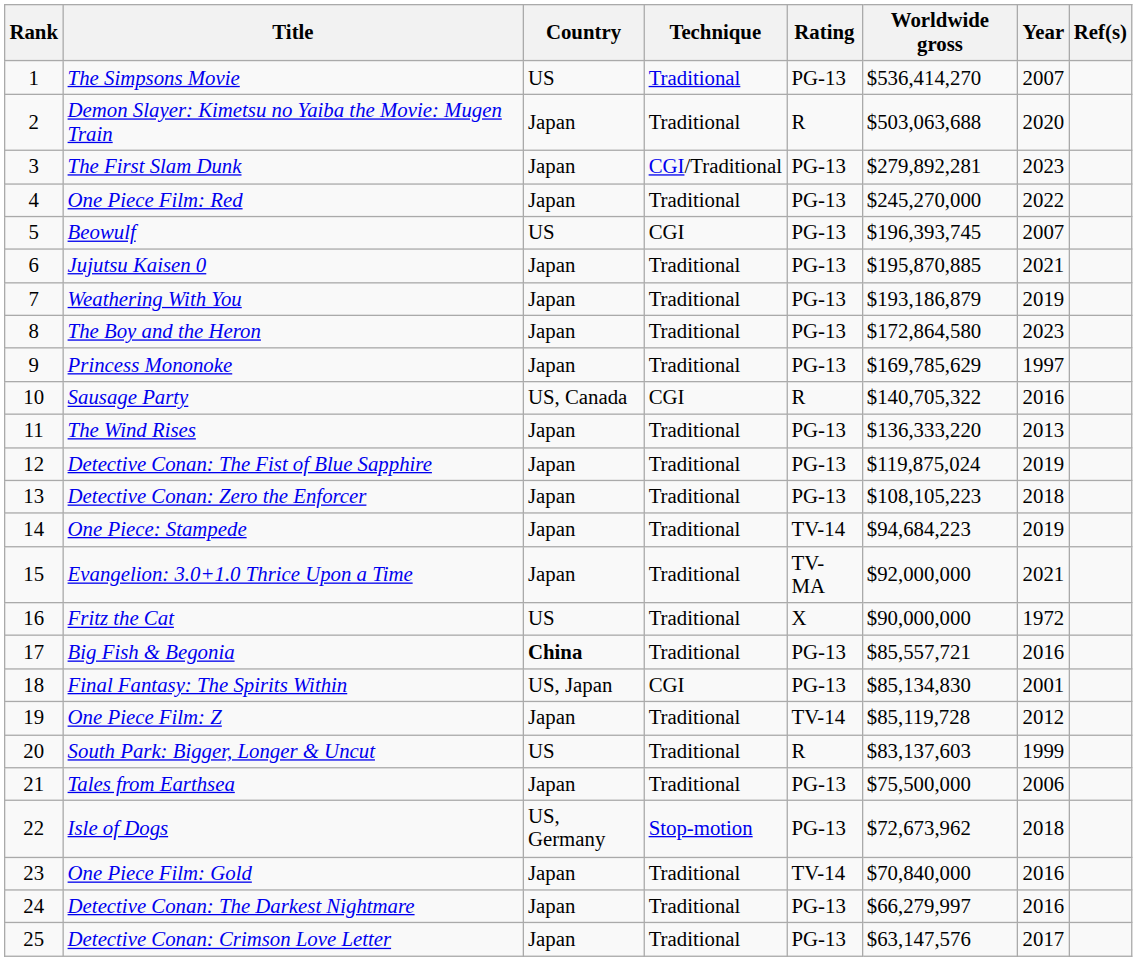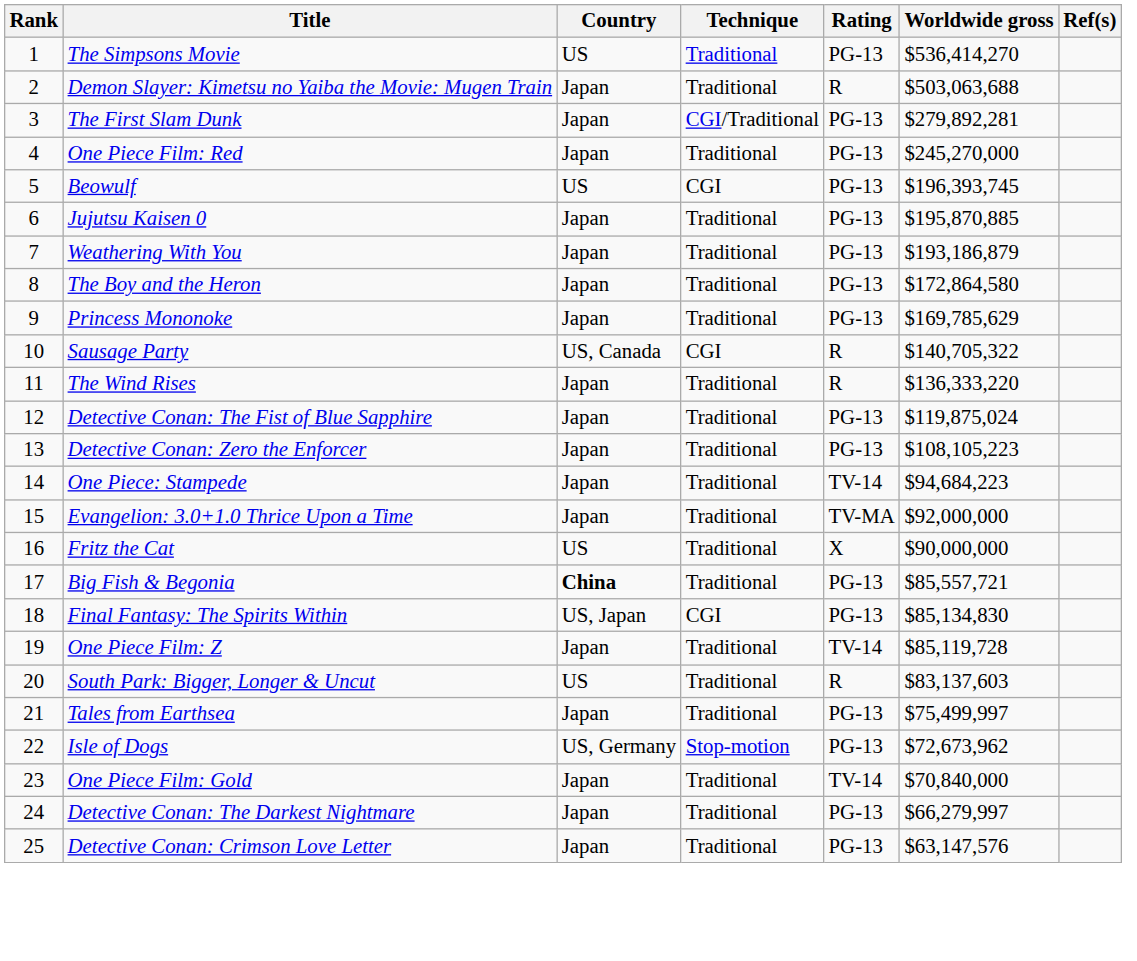- column: (1043, 32)
(819, 430) PG-13 -> (835, 383) R
(919, 783) $75,500,000 -> (956, 713) $75,499,997
